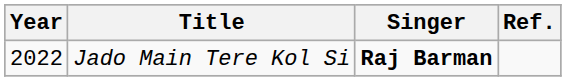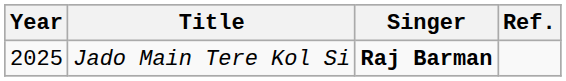(36, 59) 2022 -> (36, 59) 2025
